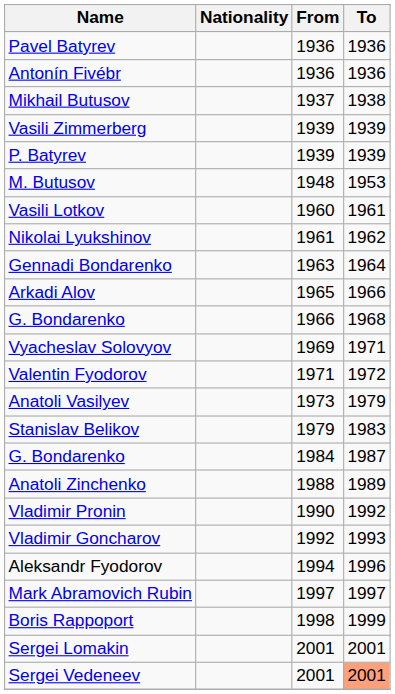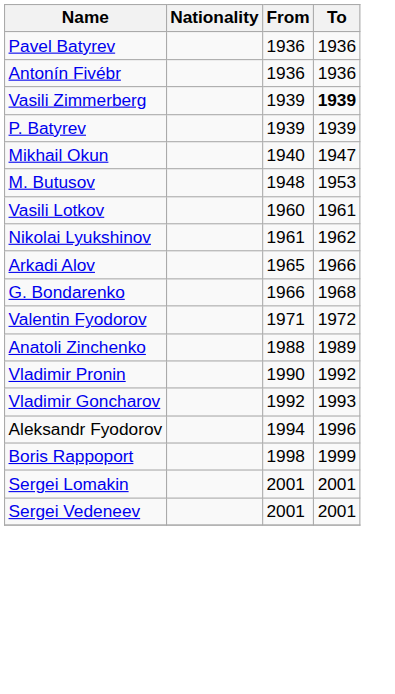- row: (69, 100)
(367, 127) normal -> (337, 100) bold
+ row: (58, 155)
- row: (90, 264)
- row: (90, 347)
- row: (69, 401)
- row: (74, 429)
- row: (67, 456)
- row: (100, 593)
(367, 675) lightsalmon background -> (337, 511) no background
